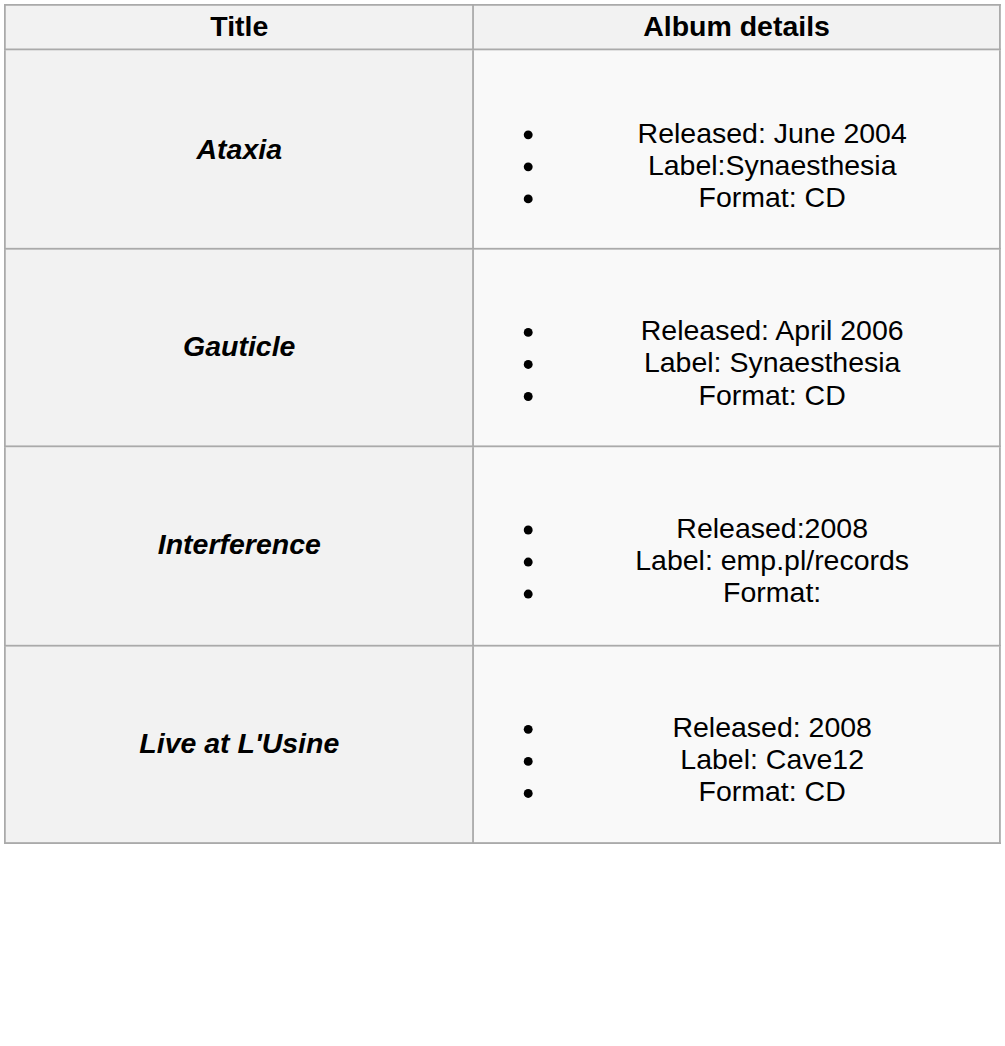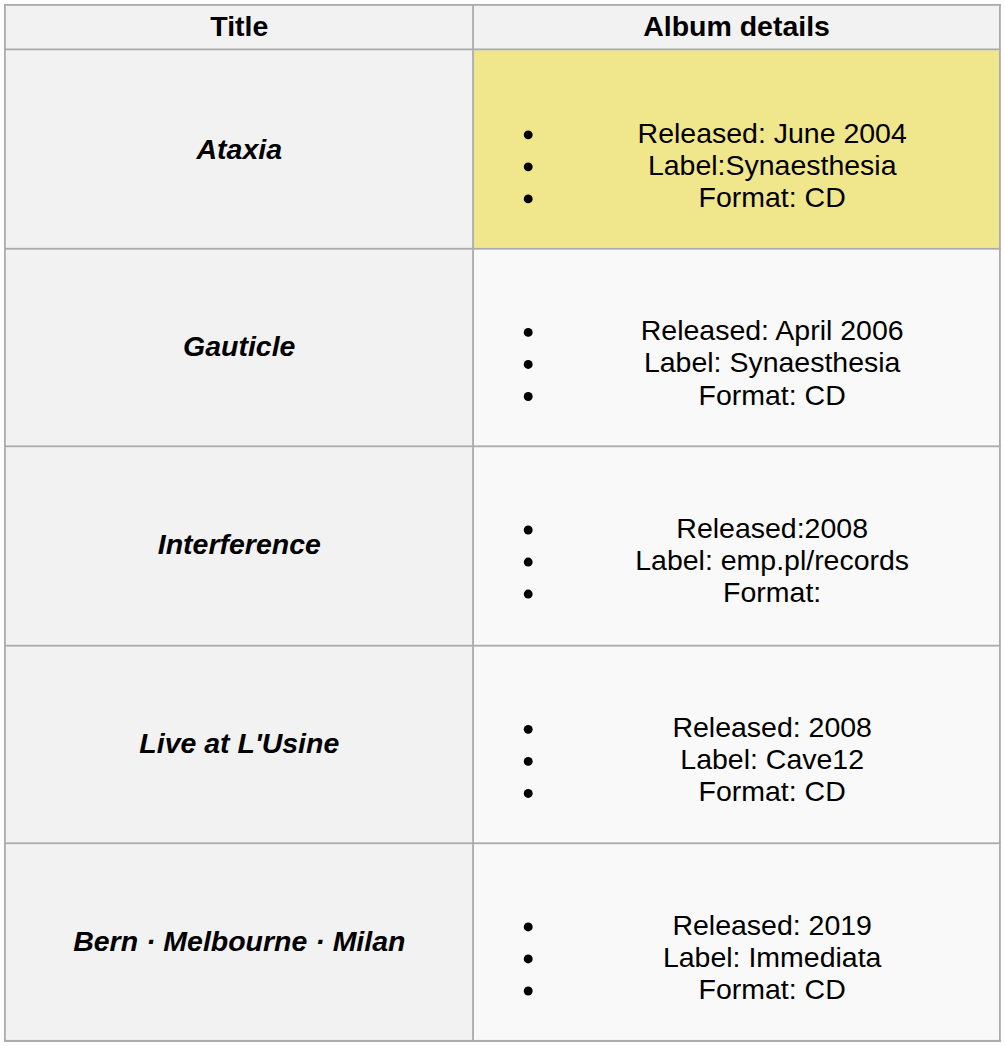(737, 165) no background -> (737, 165) khaki background
+ row: (239, 941)
